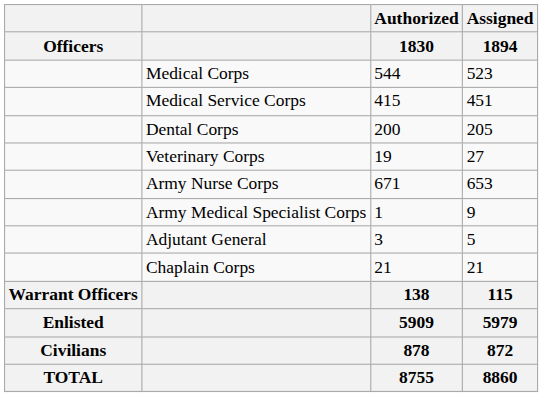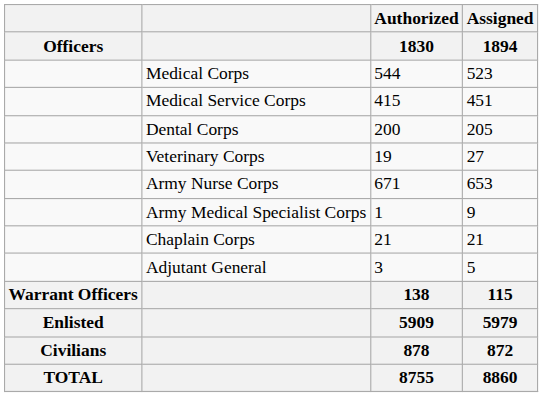rows swapped: (200, 267) <-> (206, 239)
